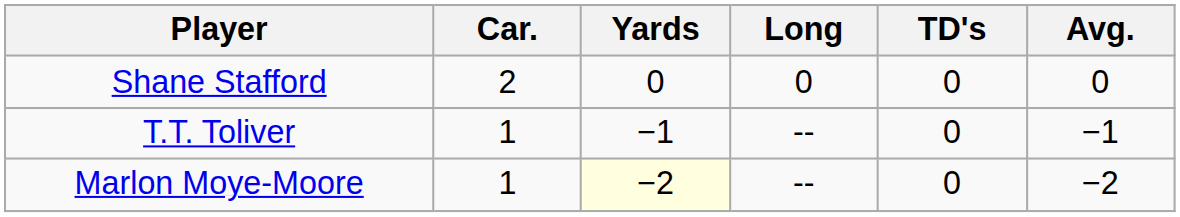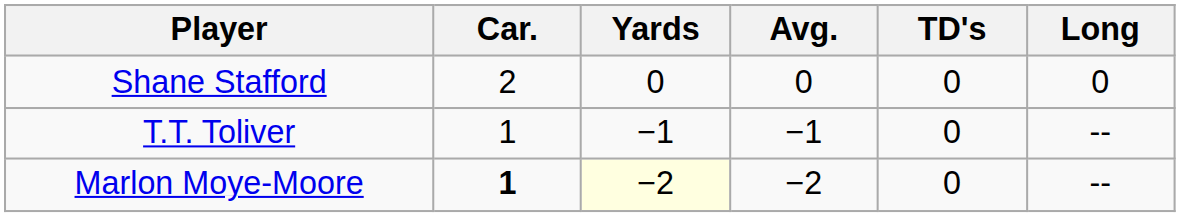columns swapped: (1100, 30) <-> (804, 30)
(507, 183) normal -> (507, 183) bold
